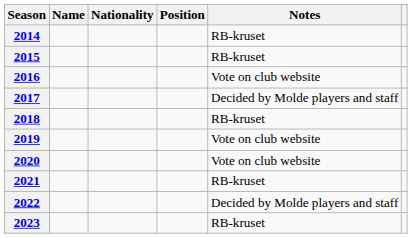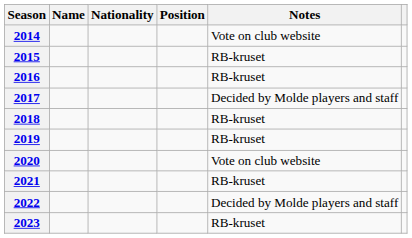(238, 35) RB-kruset -> (266, 35) Vote on club website
(266, 77) Vote on club website -> (238, 77) RB-kruset
(266, 139) Vote on club website -> (238, 139) RB-kruset
